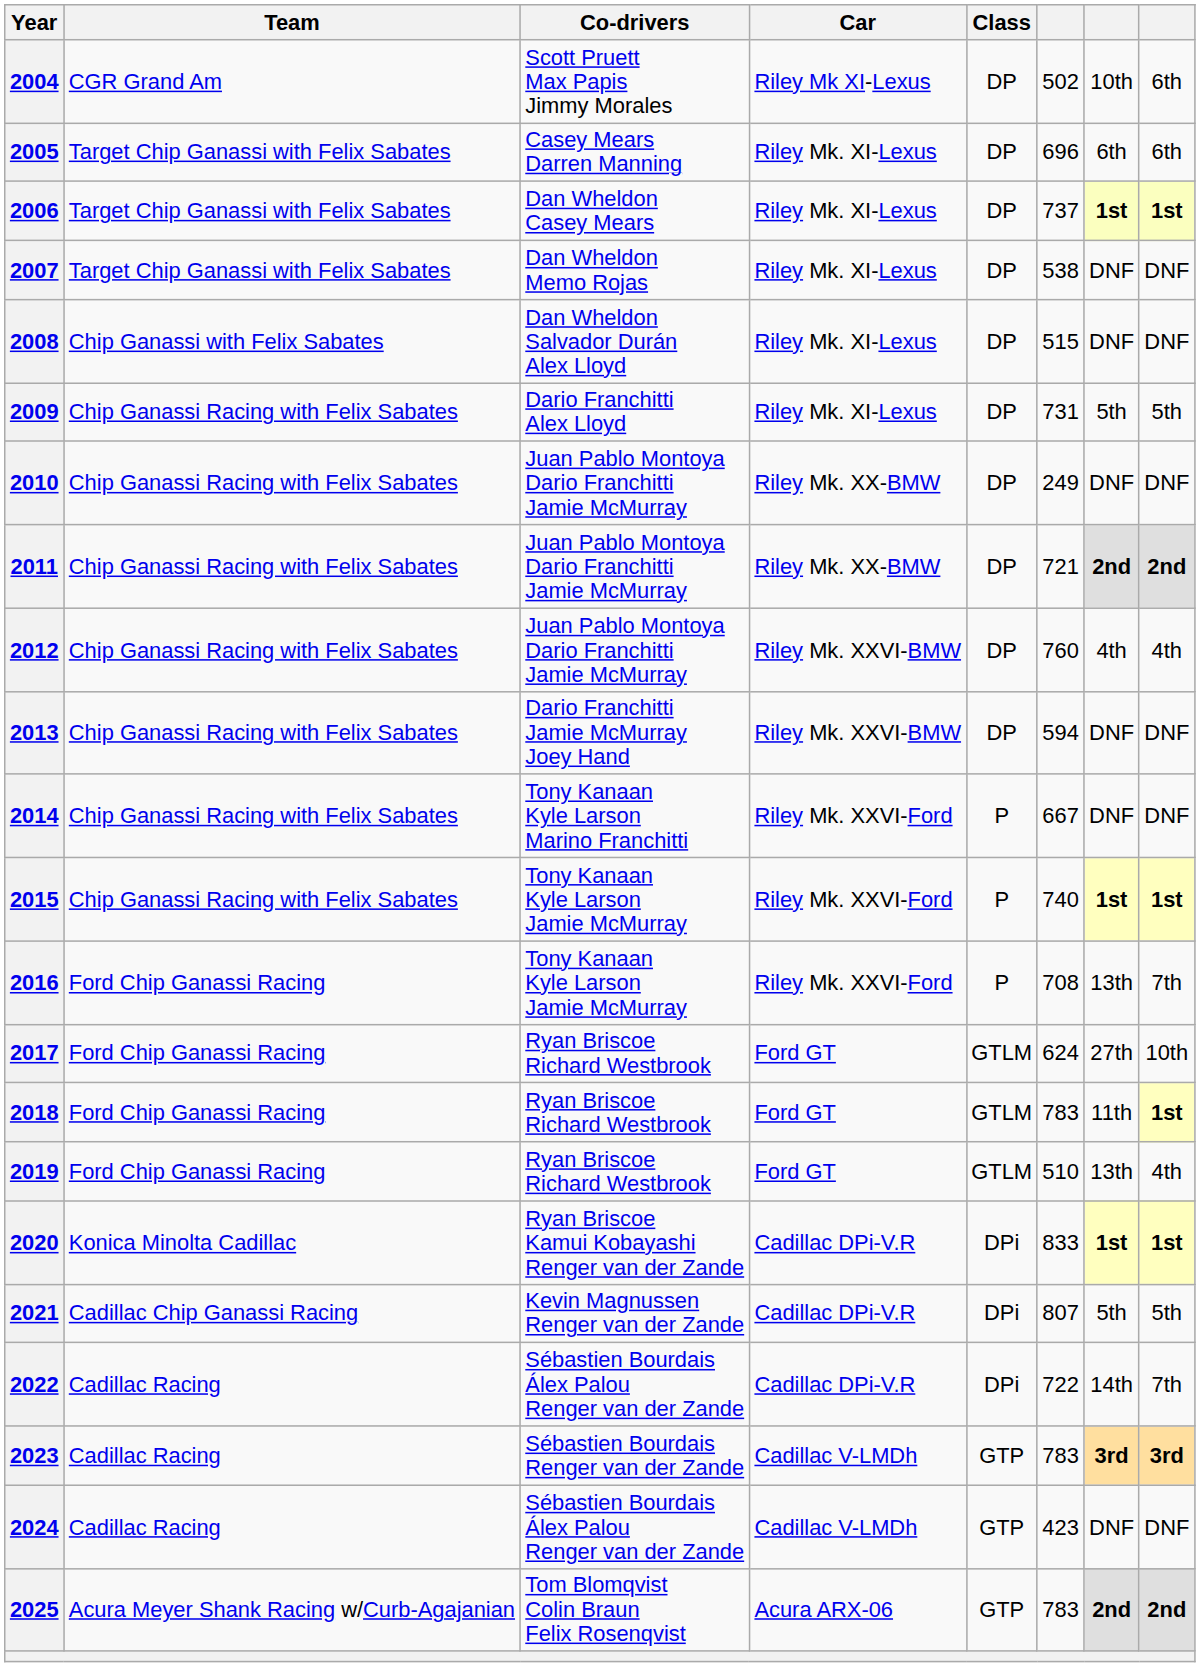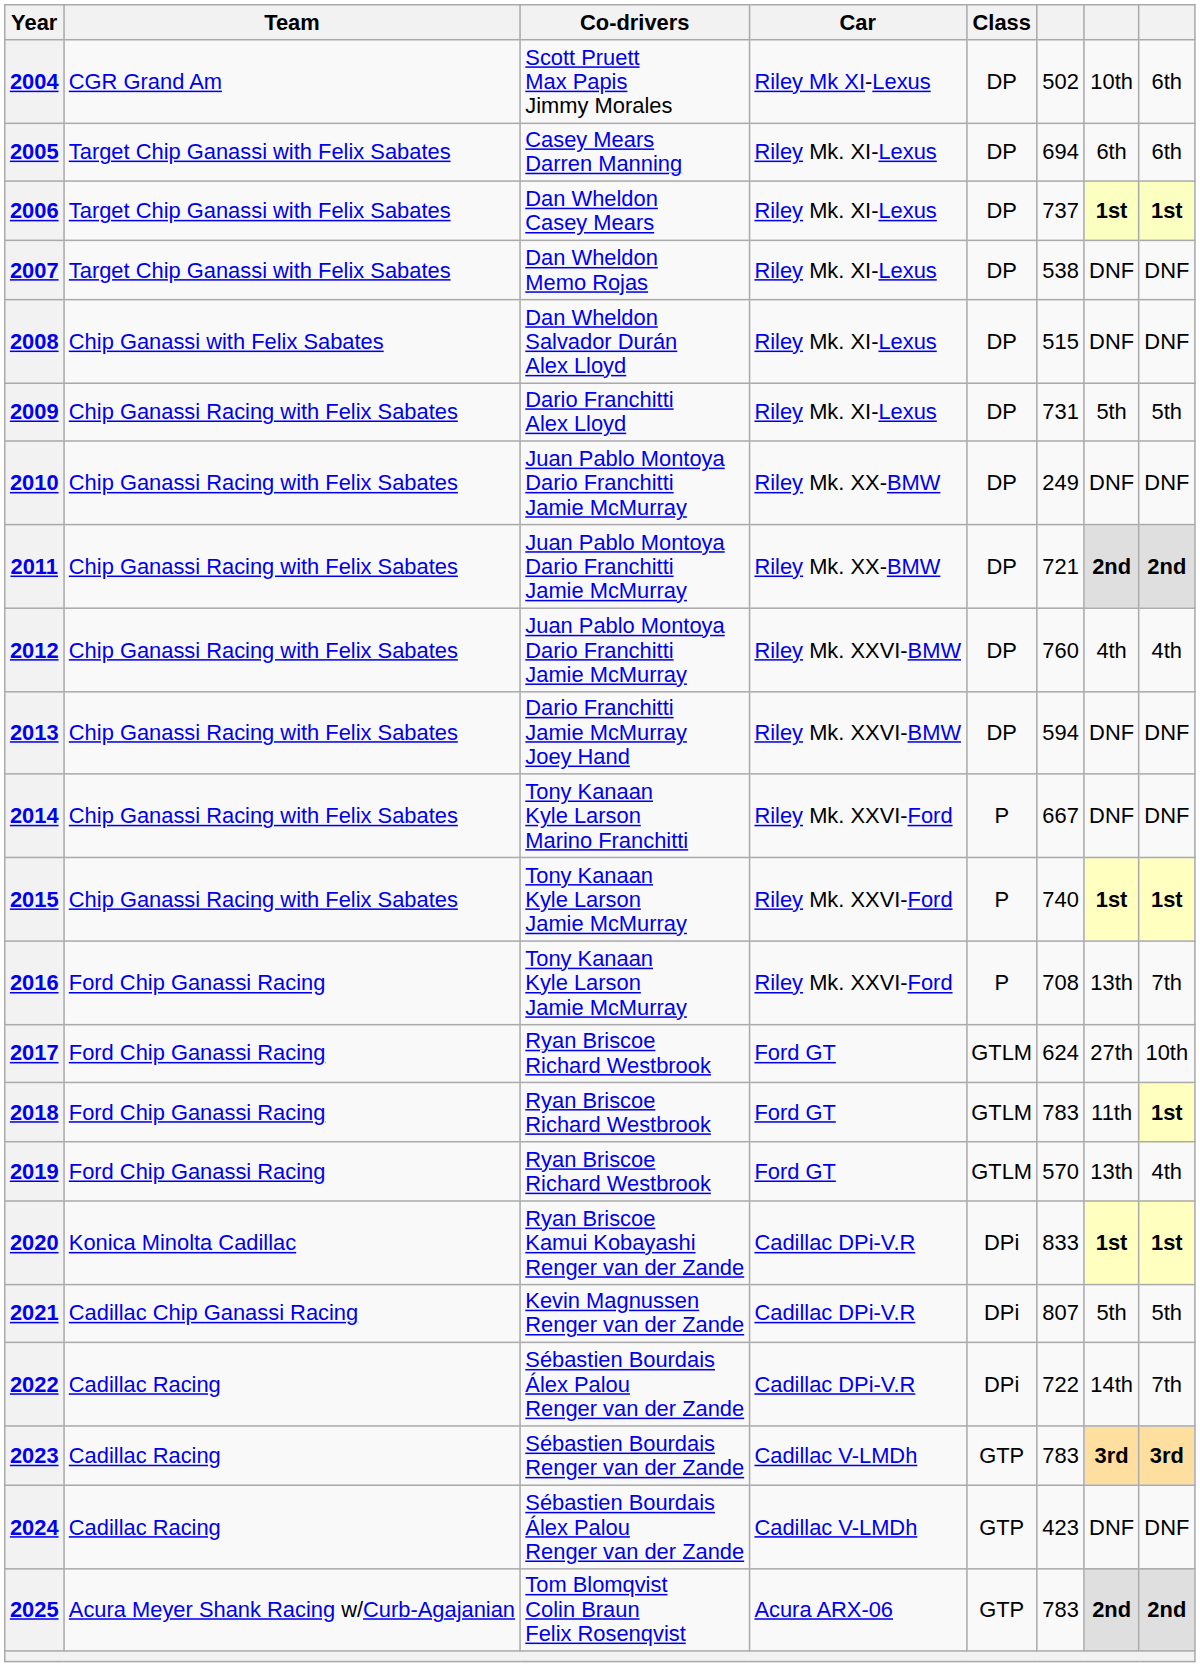(1061, 152) 696 -> (1061, 152) 694
(1061, 1172) 510 -> (1061, 1172) 570
